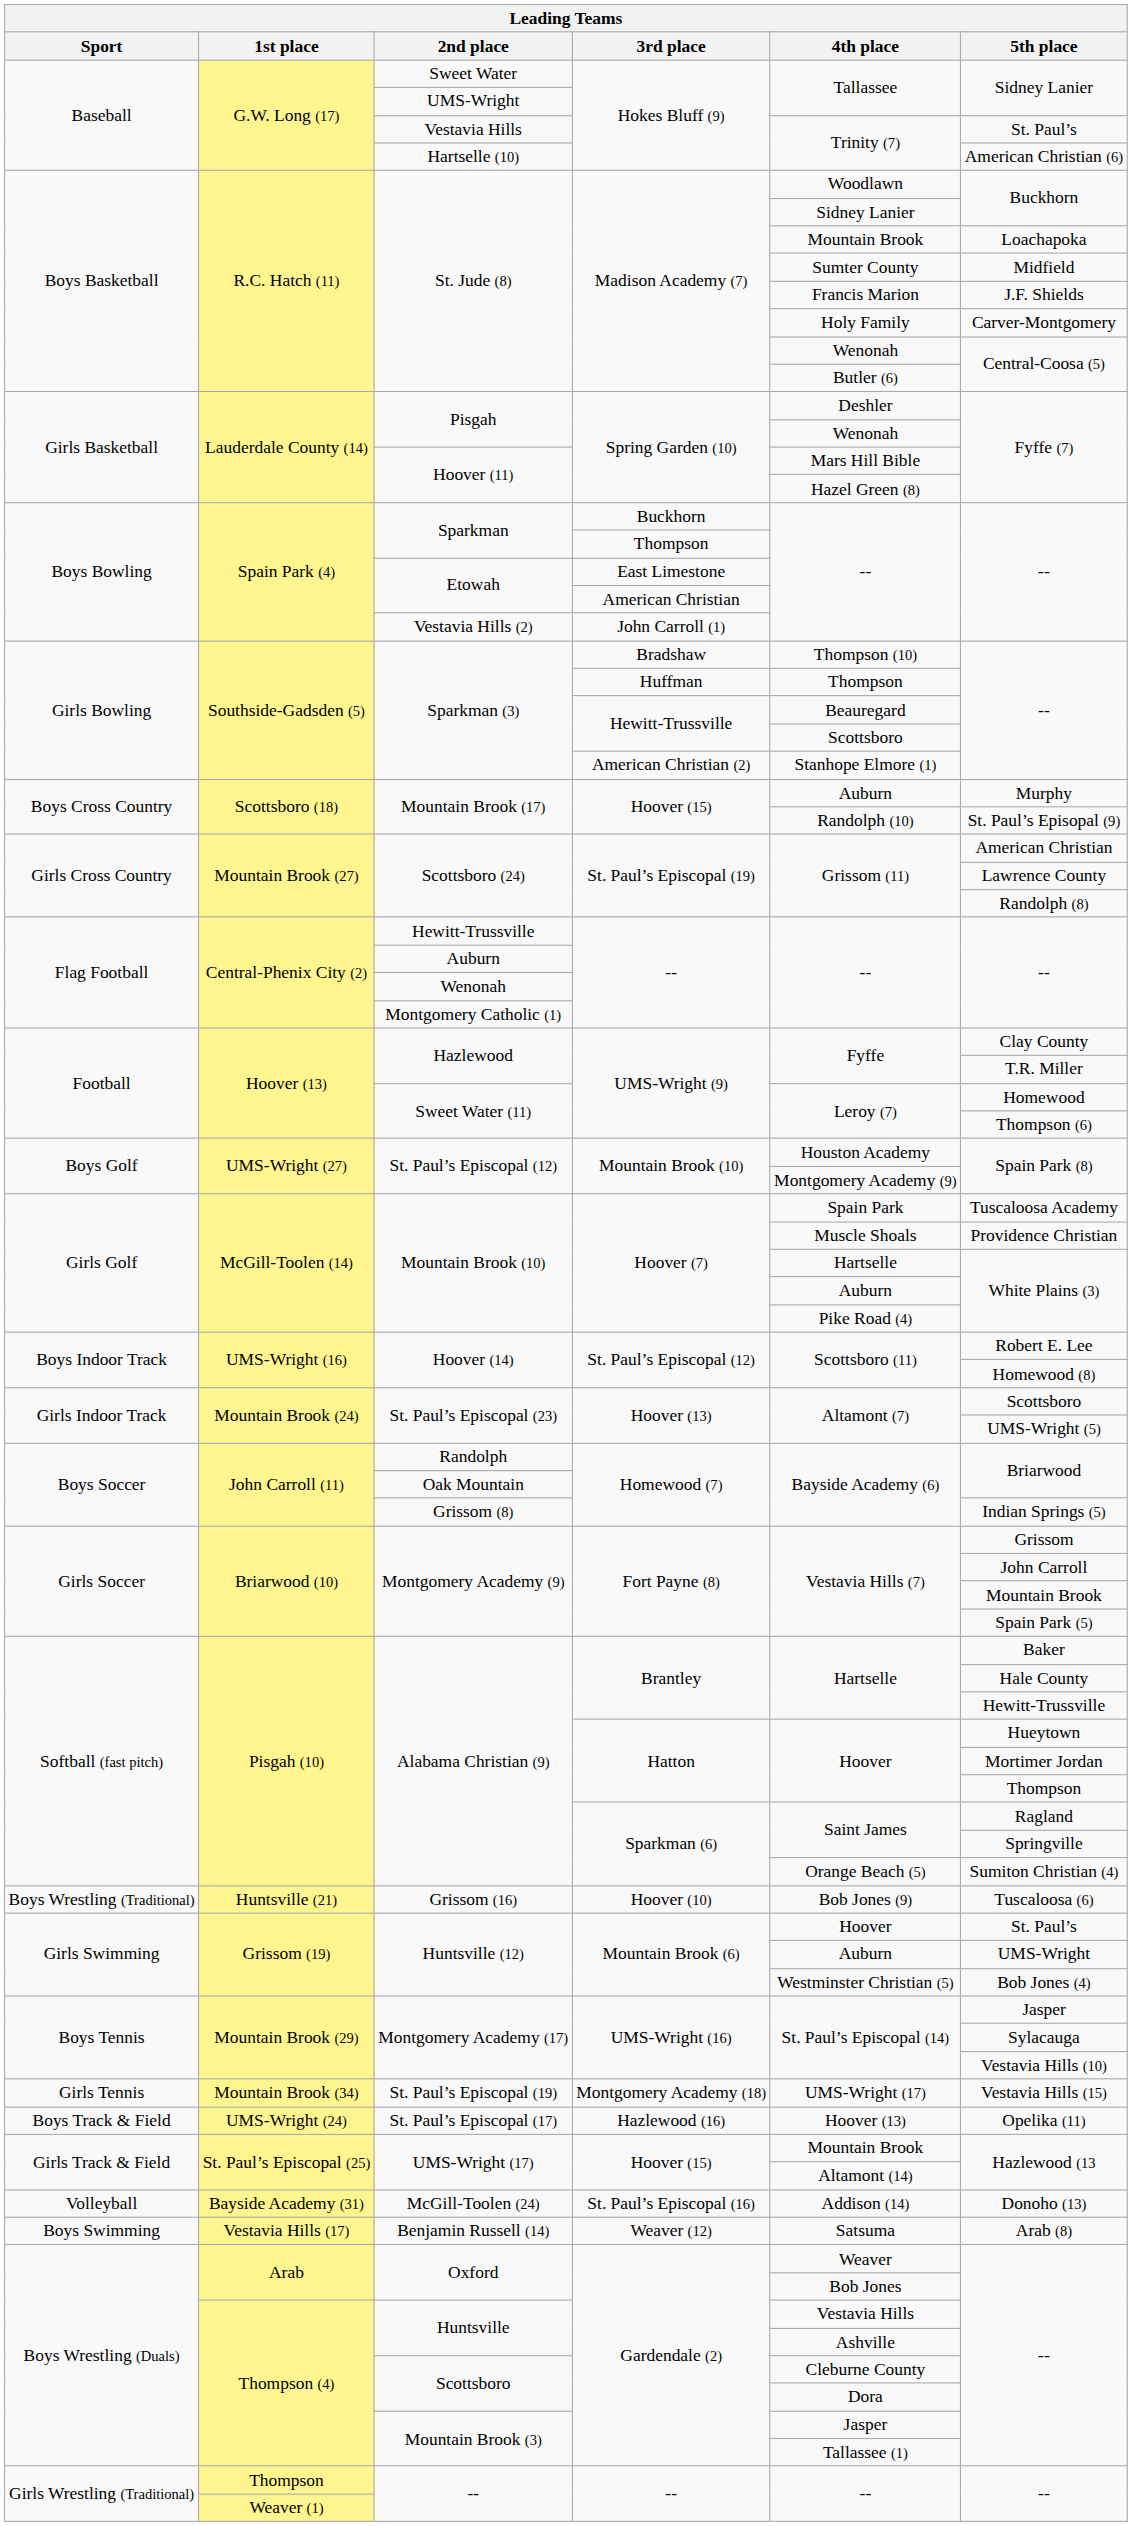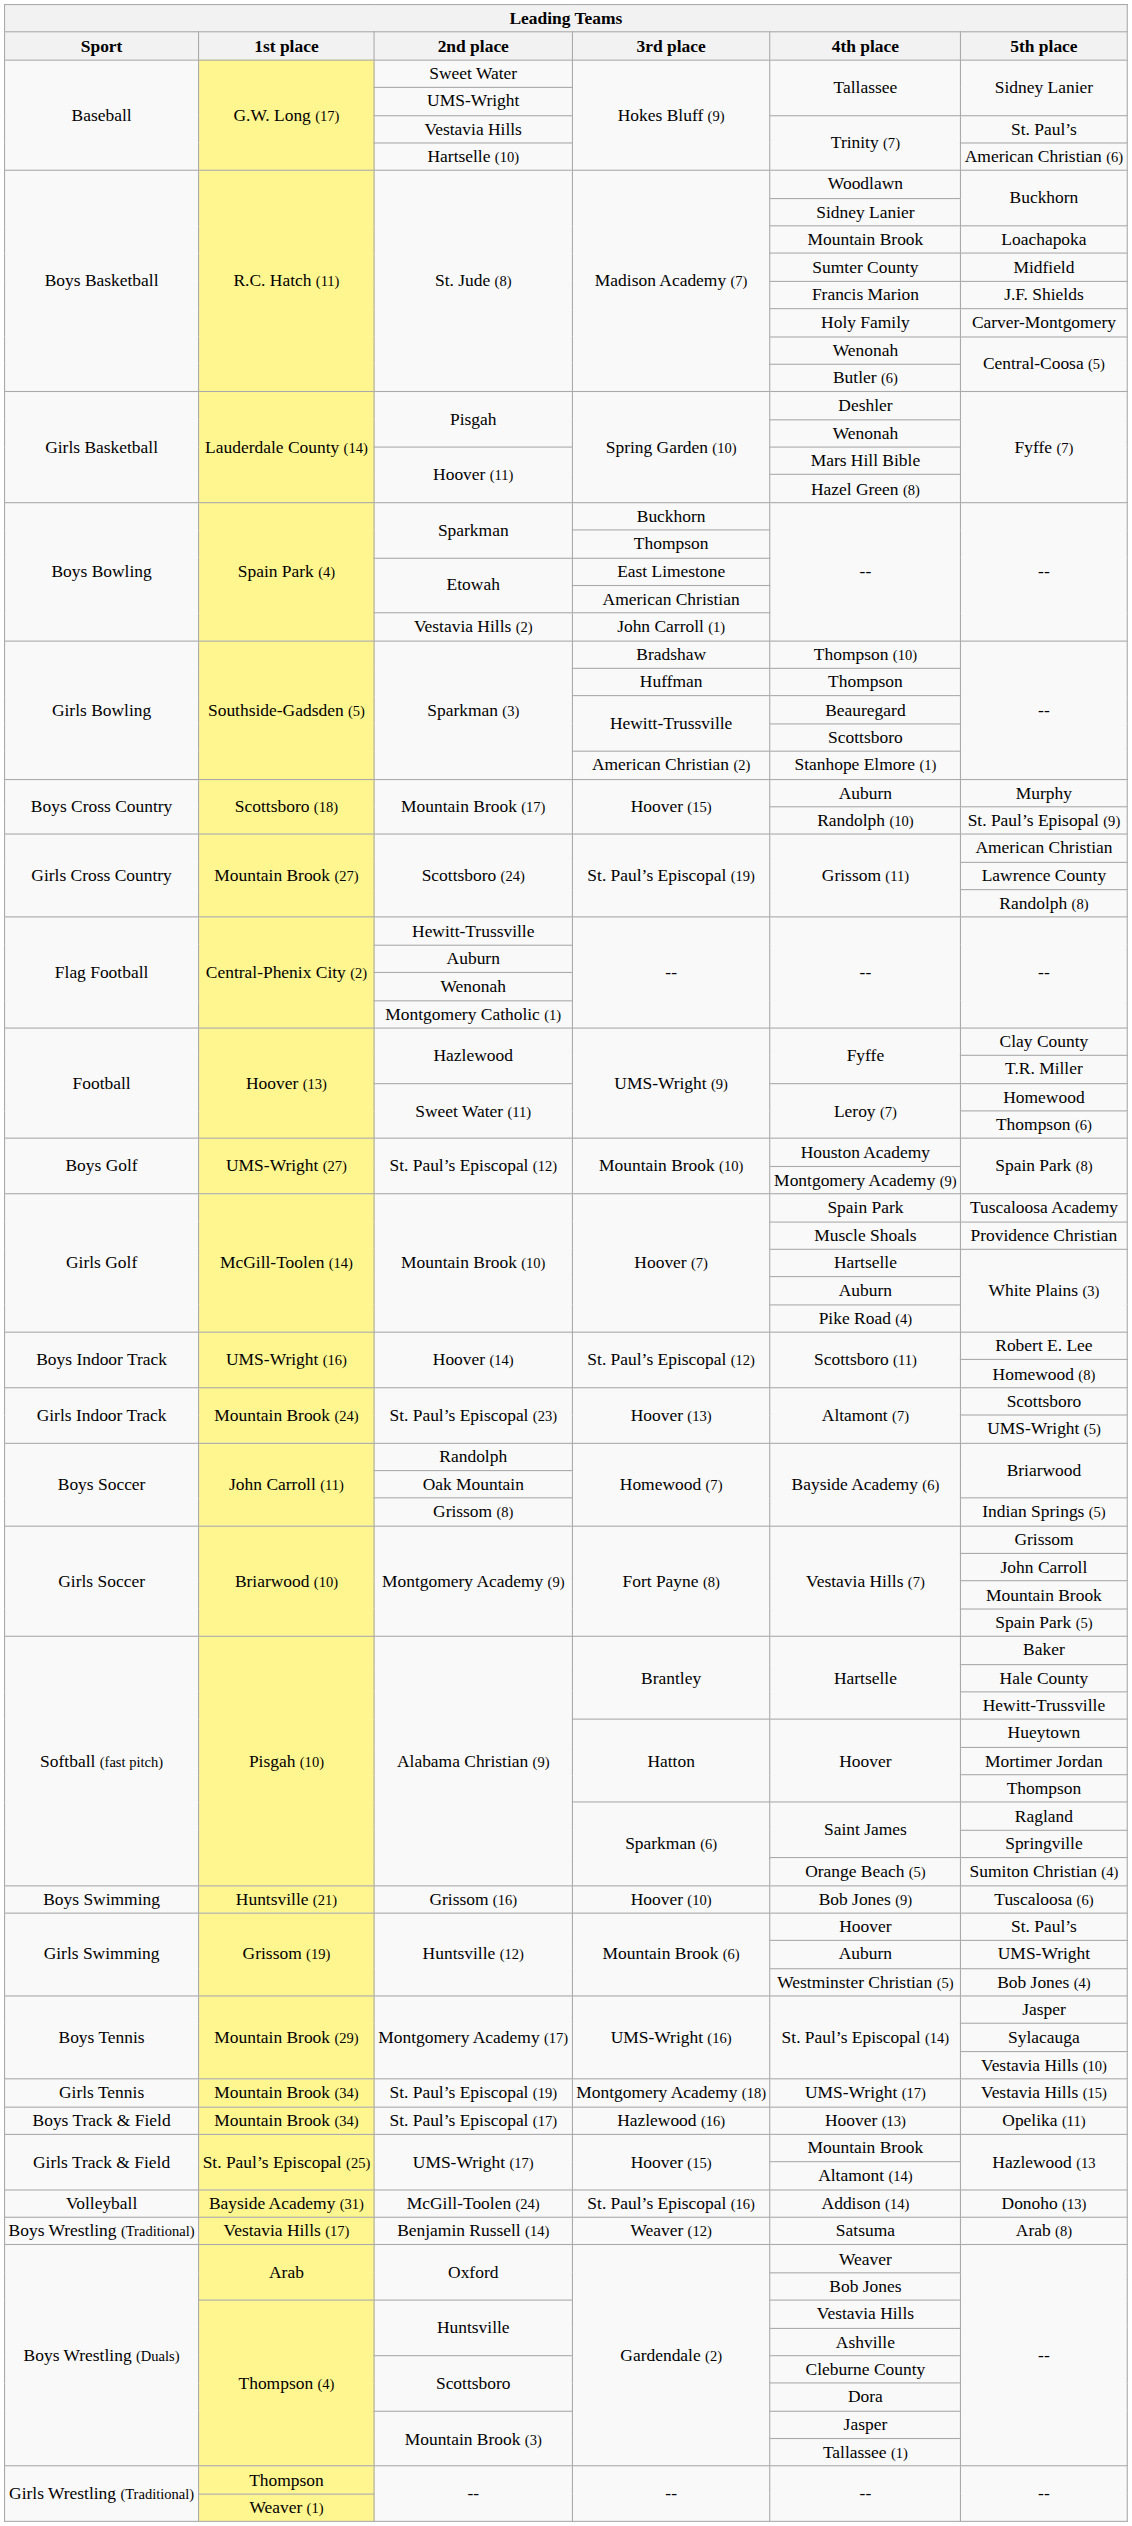(102, 1899) Boys Wrestling (Traditional) -> (102, 1899) Boys Swimming
(286, 2120) UMS-Wright (24) -> (286, 2120) Mountain Brook (34)
(102, 2231) Boys Swimming -> (102, 2231) Boys Wrestling (Traditional)
